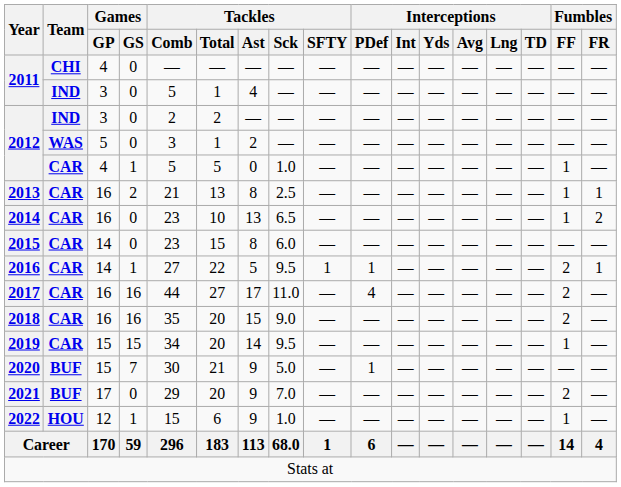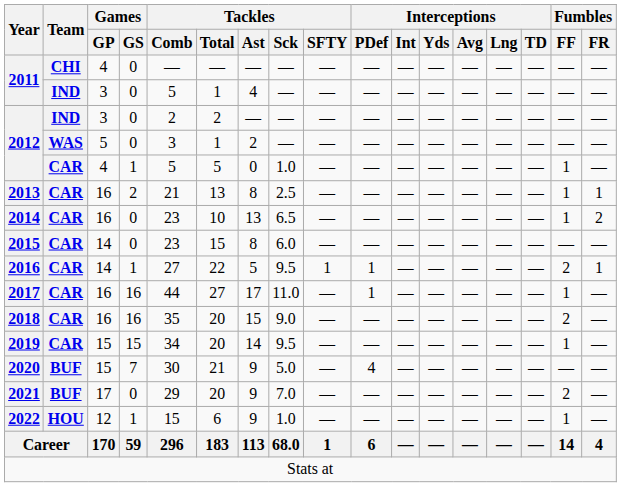(372, 293) 4 -> (372, 293) 1
(566, 293) 2 -> (566, 293) 1
(372, 368) 1 -> (372, 368) 4
